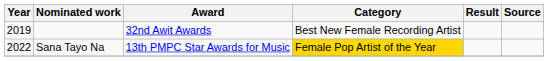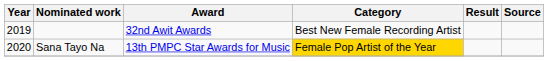(19, 47) 2022 -> (19, 47) 2020
